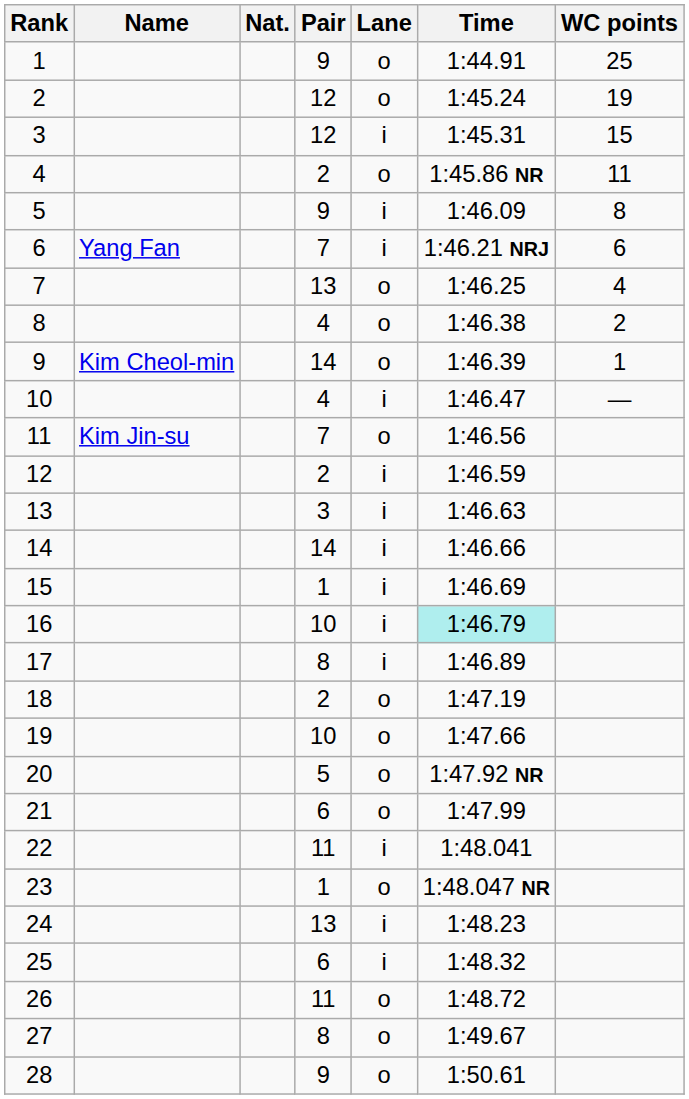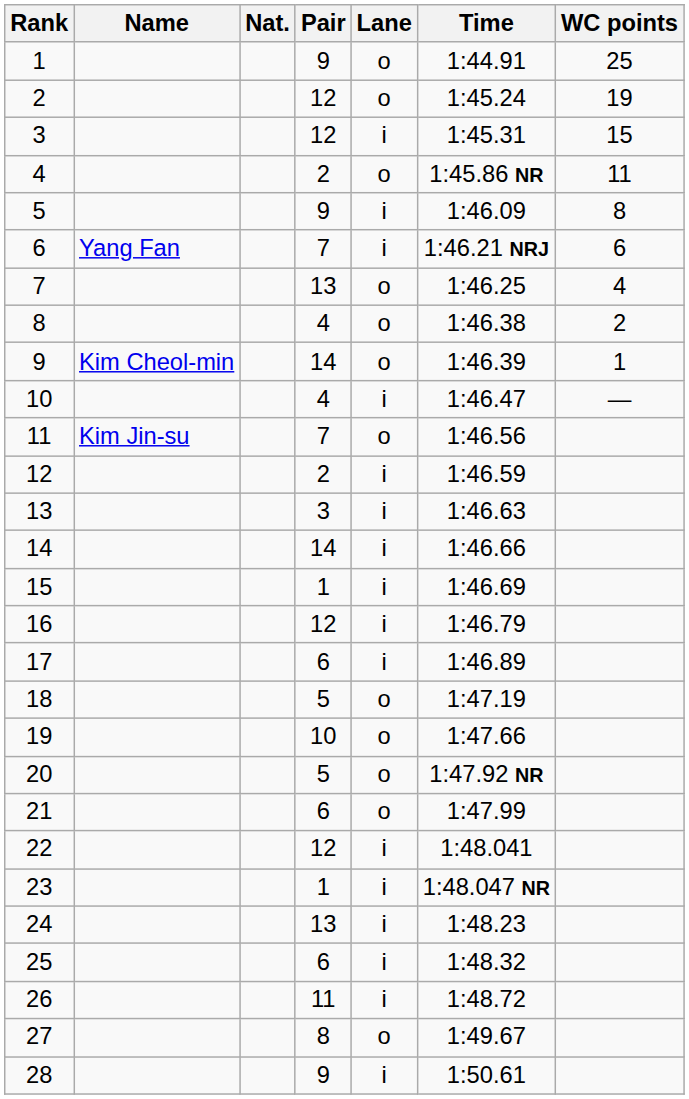(323, 624) 10 -> (323, 624) 12
(486, 624) paleturquoise background -> (486, 624) no background
(323, 661) 8 -> (323, 661) 6
(323, 699) 2 -> (323, 699) 5
(323, 849) 11 -> (323, 849) 12
(384, 887) o -> (384, 887) i
(384, 999) o -> (384, 999) i
(384, 1074) o -> (384, 1074) i
